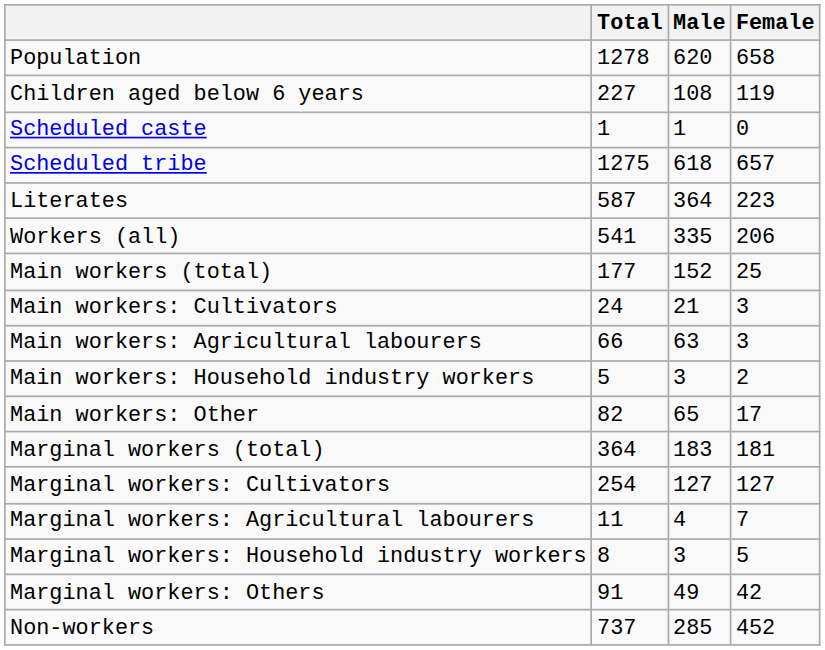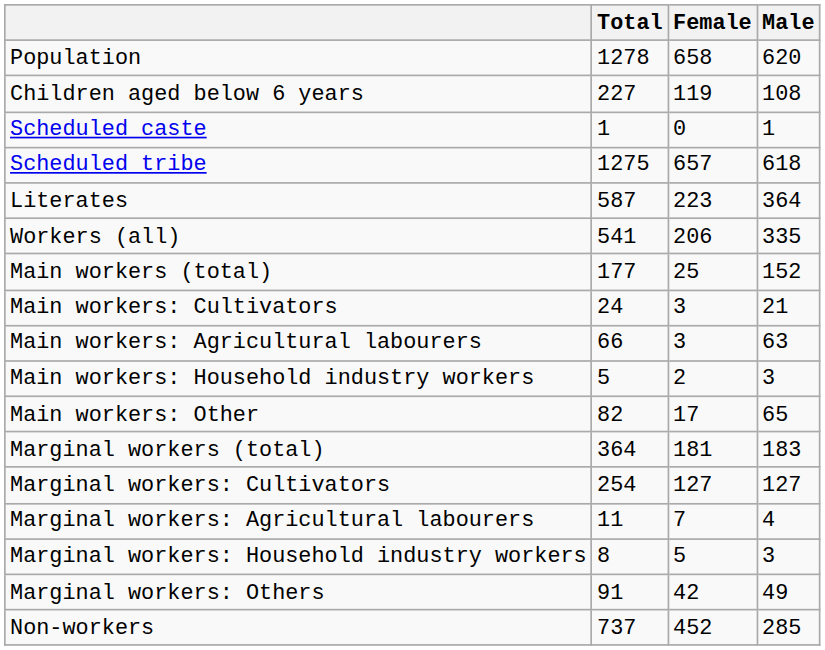columns swapped: (699, 23) <-> (775, 23)
